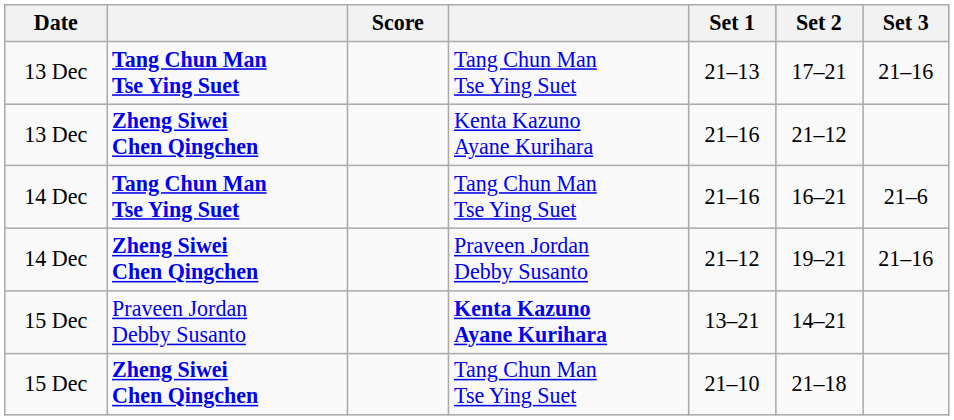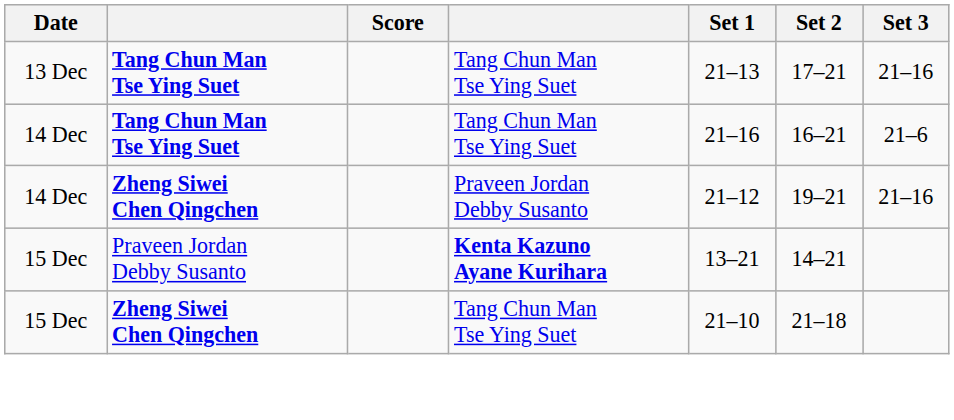- row: (56, 134)
